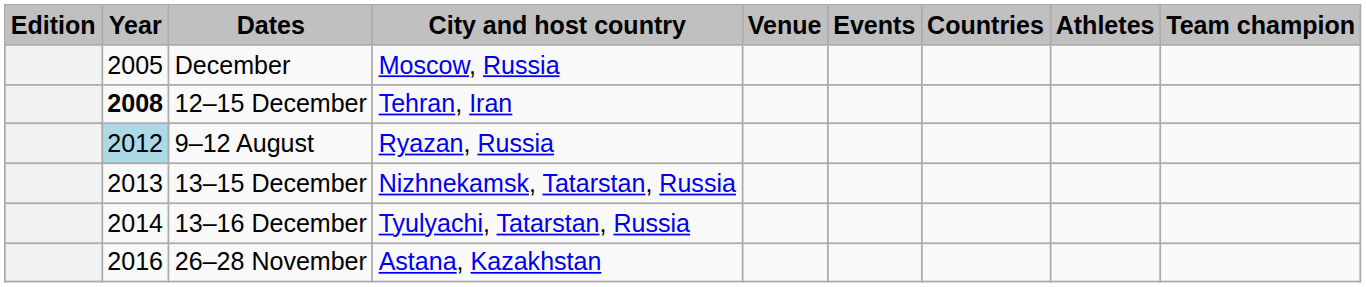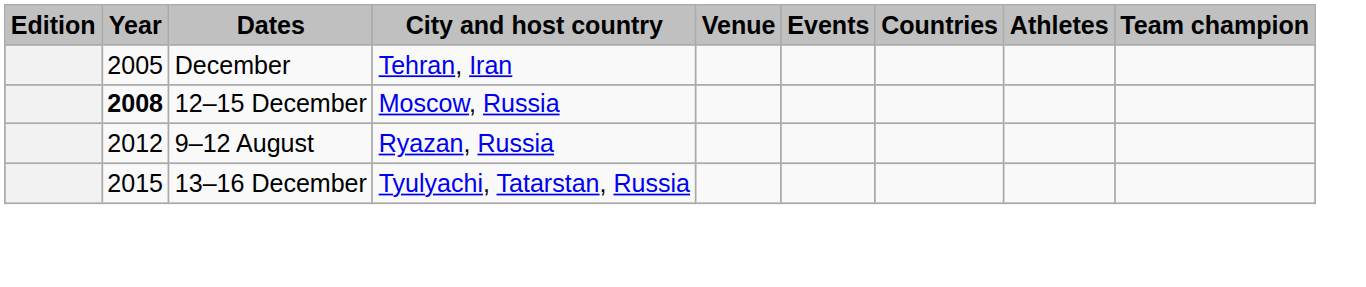(469, 65) Moscow, Russia -> (445, 65) Tehran, Iran
(445, 104) Tehran, Iran -> (469, 104) Moscow, Russia
(135, 144) lightblue background -> (135, 144) no background
- row: (271, 183)
(135, 223) 2014 -> (135, 183) 2015
- row: (271, 263)
